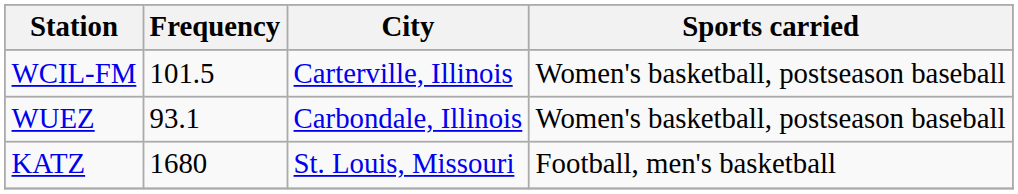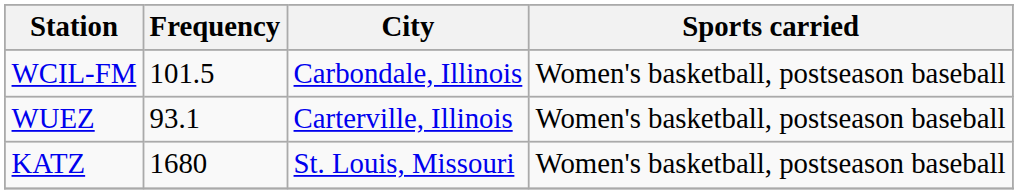(403, 73) Carterville, Illinois -> (408, 73) Carbondale, Illinois
(408, 118) Carbondale, Illinois -> (403, 118) Carterville, Illinois
(686, 164) Football, men's basketball -> (771, 164) Women's basketball, postseason baseball
